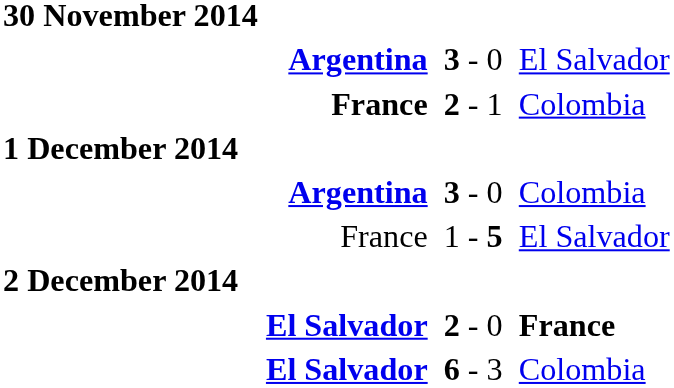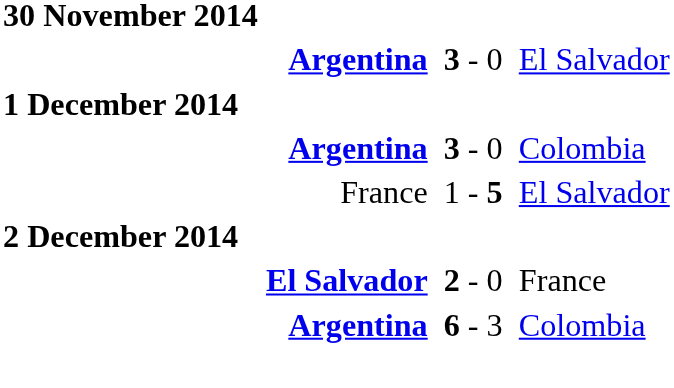- row: (130, 105)
(567, 325) bold -> (563, 280) normal
(347, 369) El Salvador -> (358, 325) Argentina
